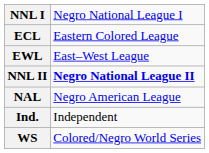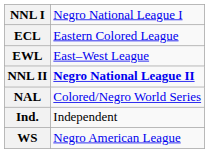(117, 96) Negro American League -> (127, 96) Colored/Negro World Series
(127, 138) Colored/Negro World Series -> (117, 138) Negro American League
